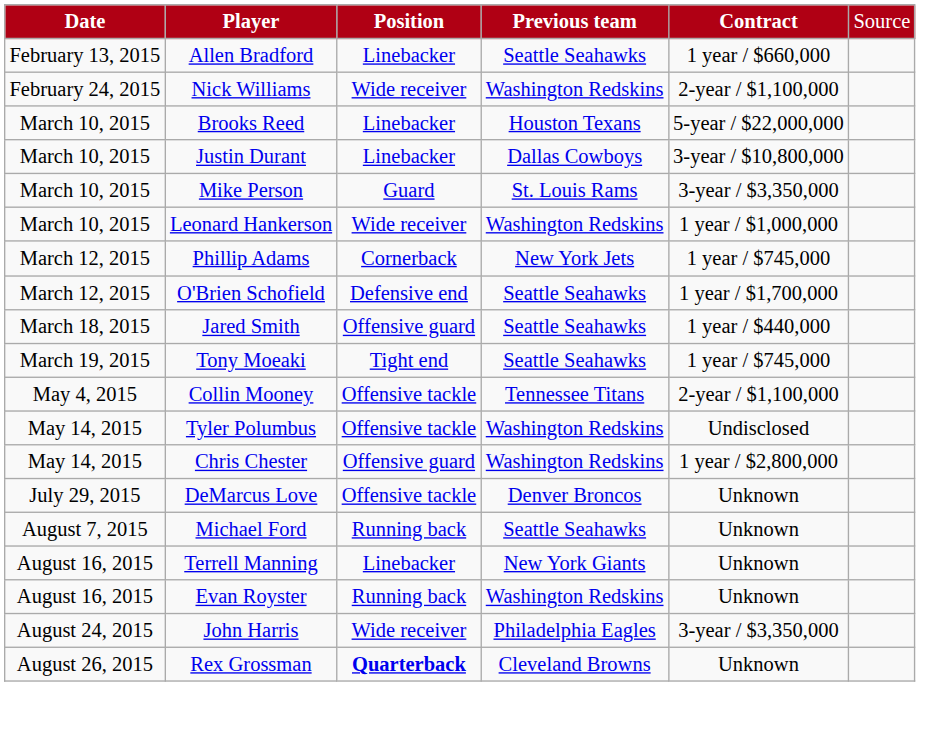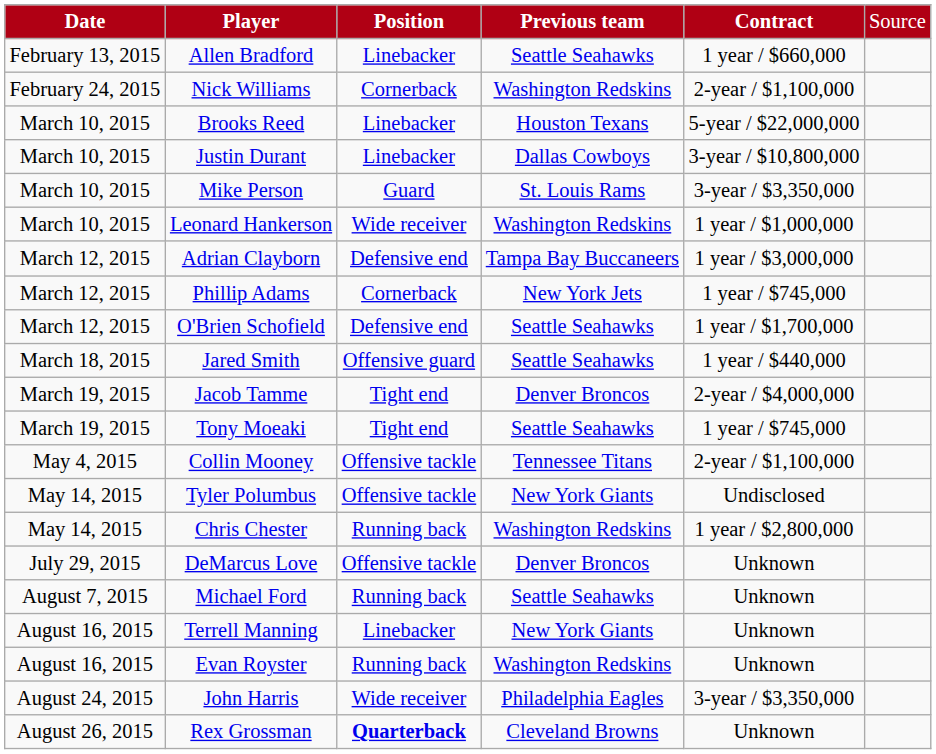(409, 89) Wide receiver -> (409, 89) Cornerback
+ row: (251, 258)
+ row: (251, 393)
(575, 427) Washington Redskins -> (582, 495) New York Giants
(409, 461) Offensive guard -> (409, 529) Running back
